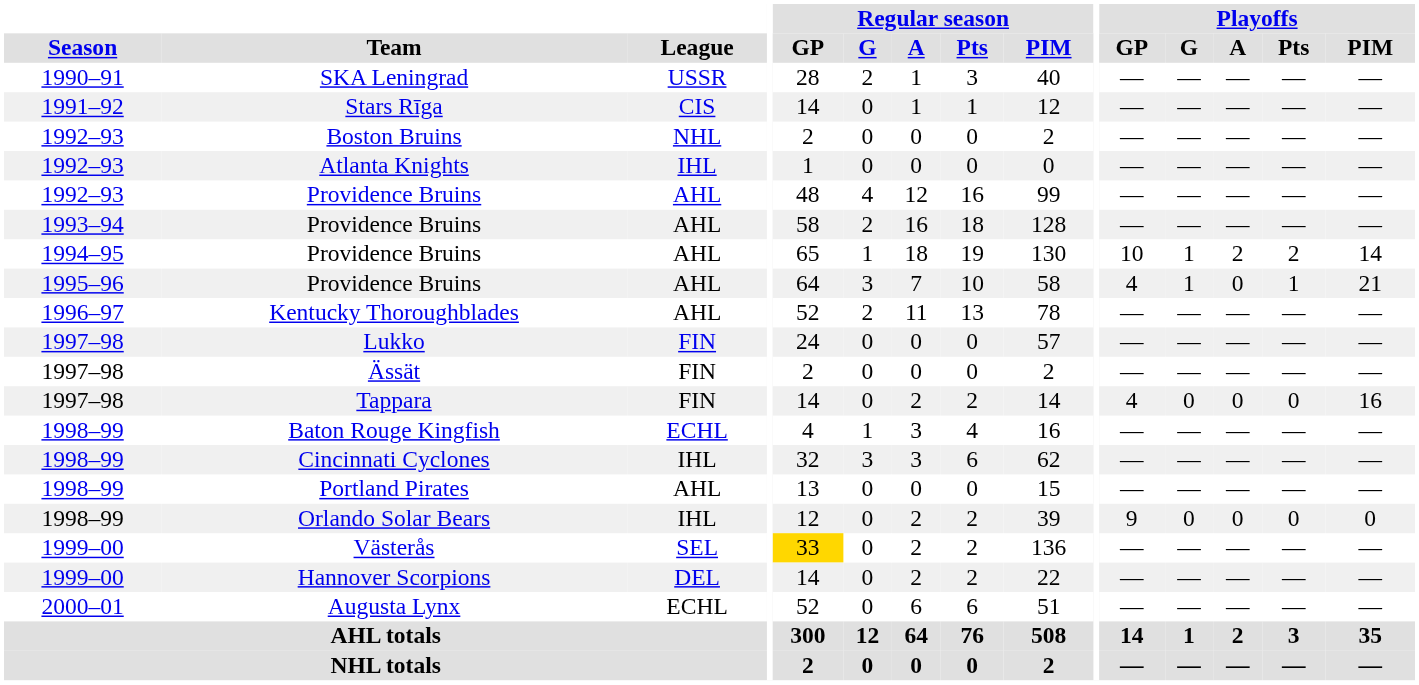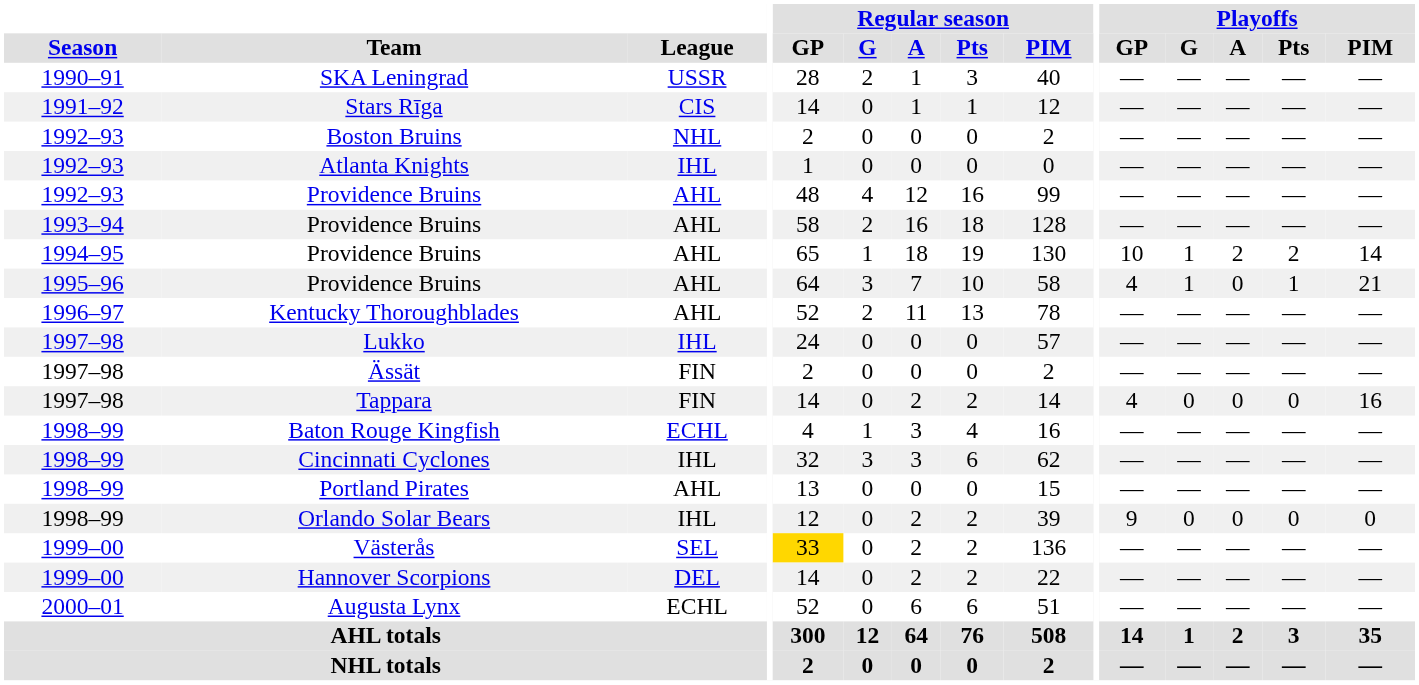(697, 341) FIN -> (697, 341) IHL
